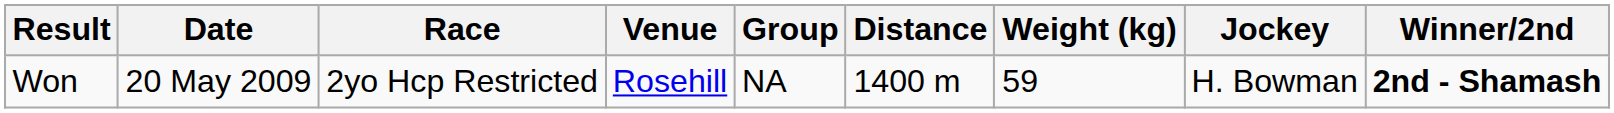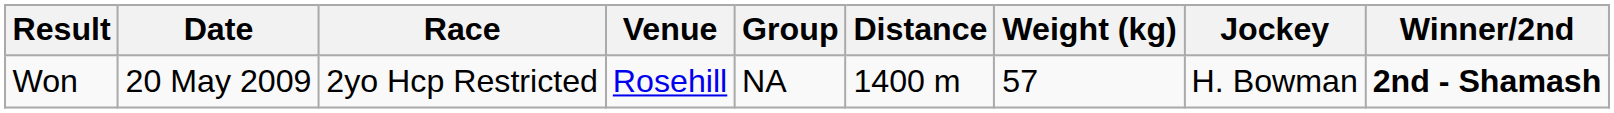(1020, 81) 59 -> (1020, 81) 57
